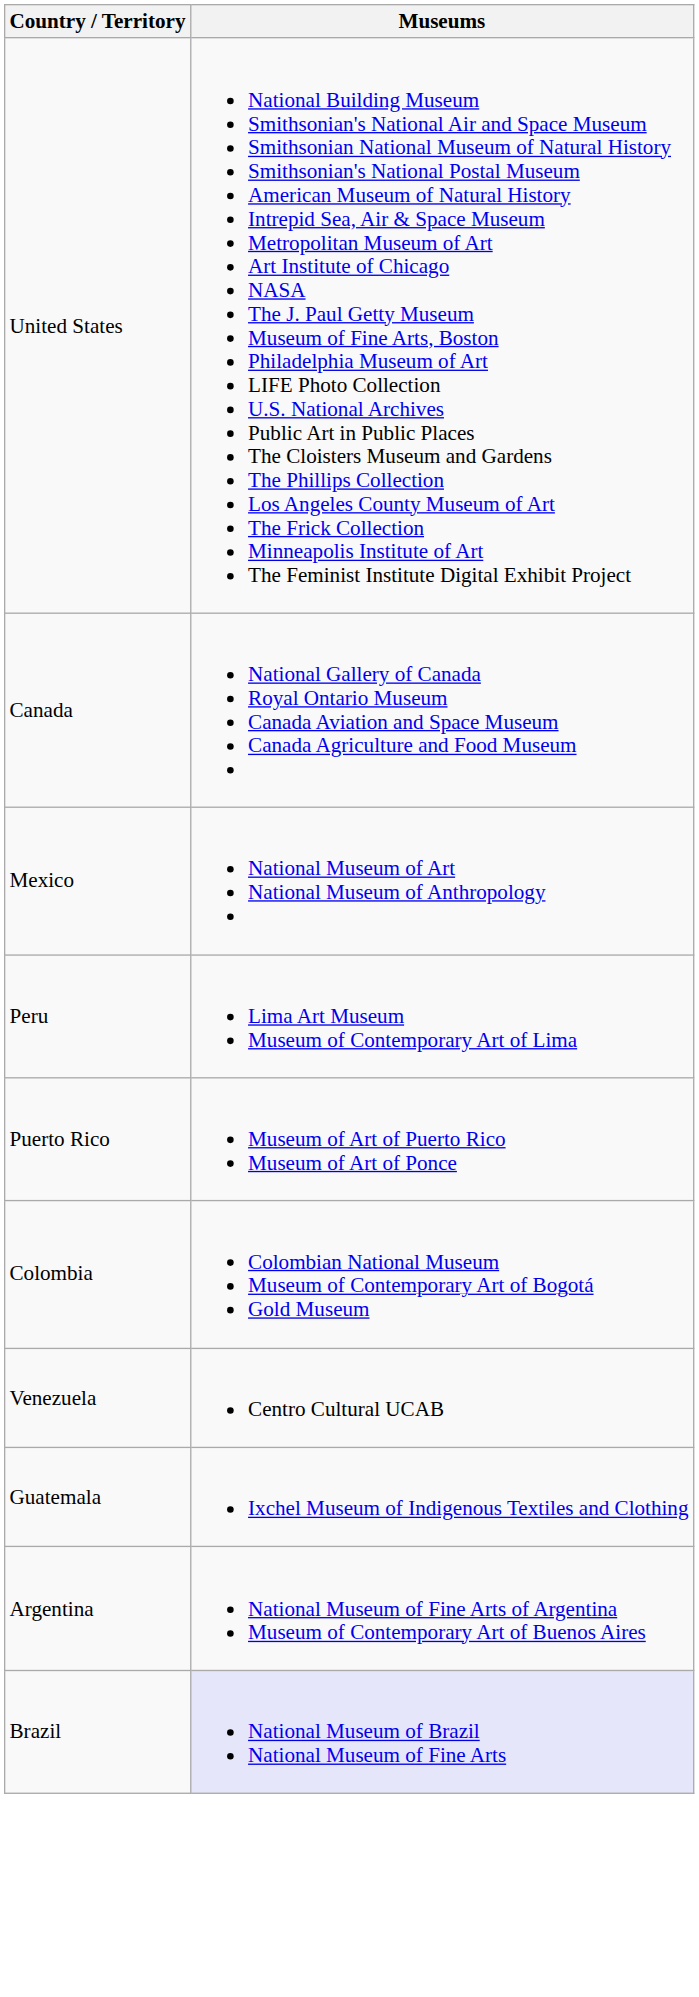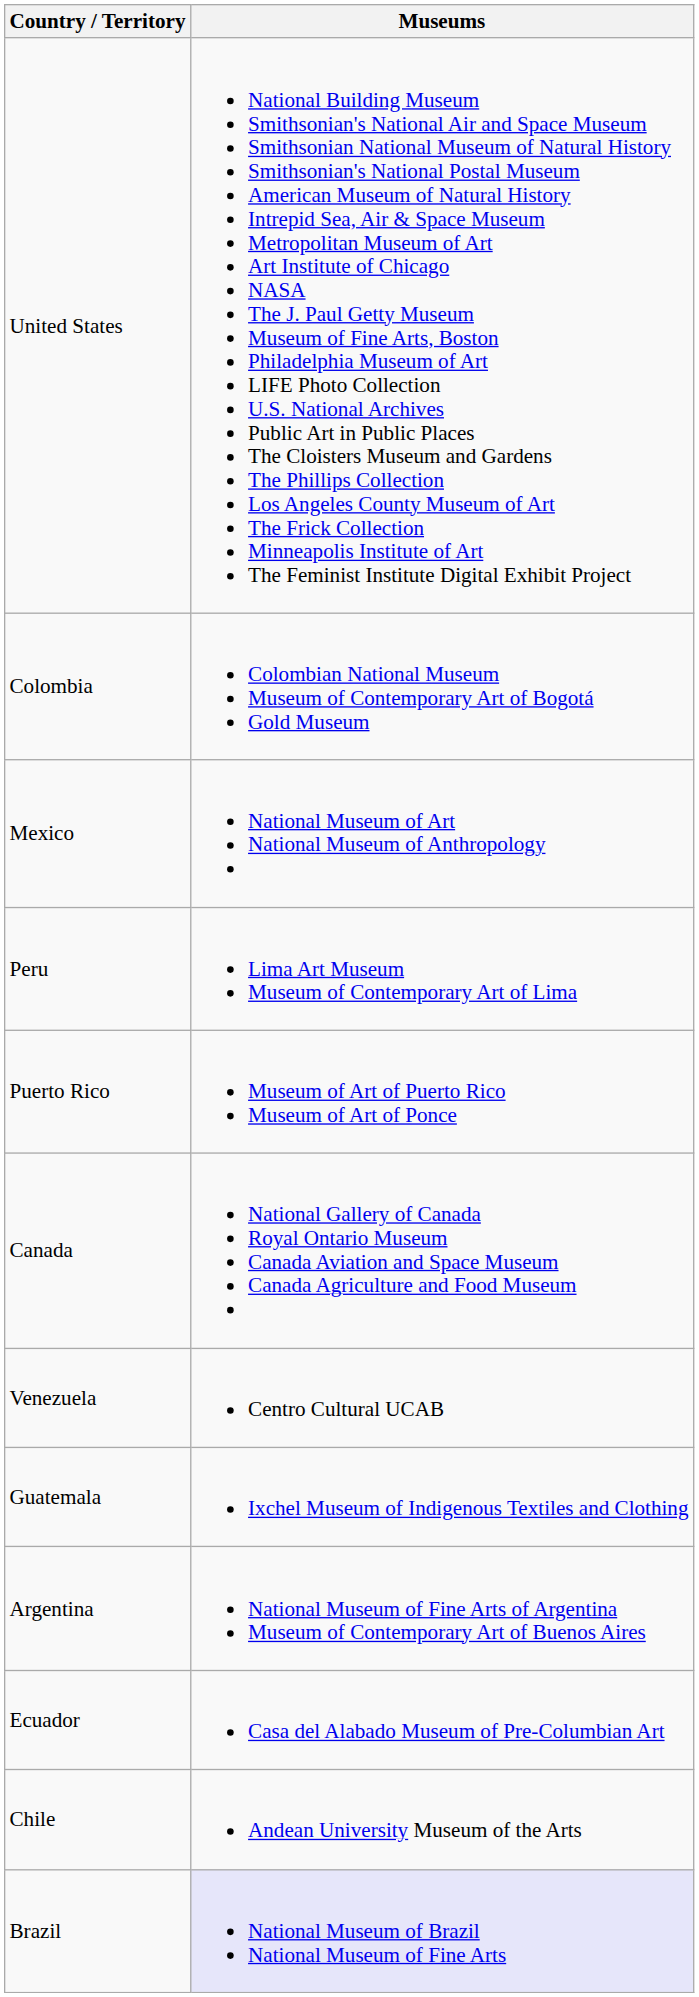rows swapped: (41, 709) <-> (51, 1274)
+ row: (45, 1719)
+ row: (32, 1819)
